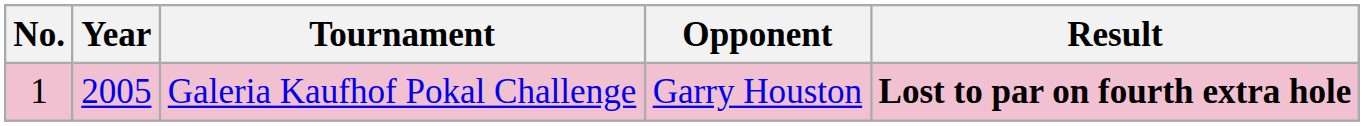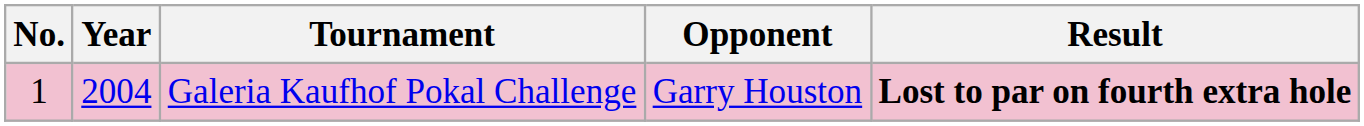(116, 91) 2005 -> (116, 91) 2004
